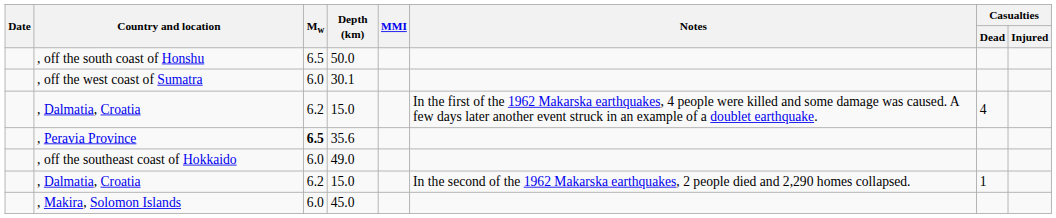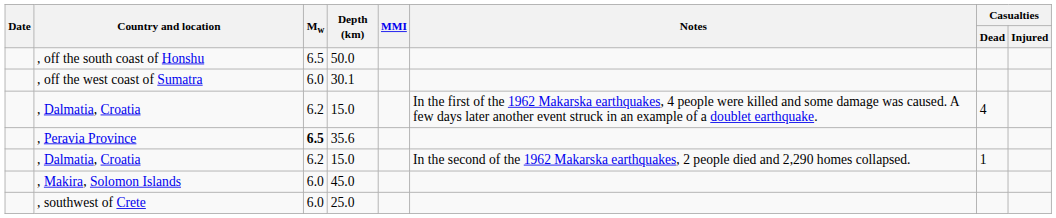- row: (137, 159)
+ row: (91, 203)
